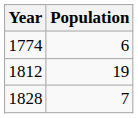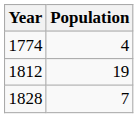(125, 44) 6 -> (125, 44) 4
